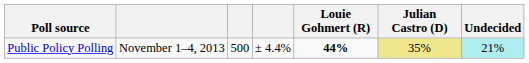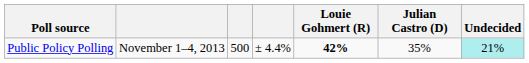(336, 48) 44% -> (336, 48) 42%
(420, 48) khaki background -> (420, 48) no background
